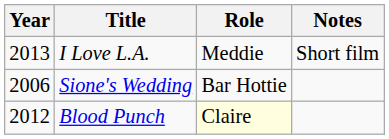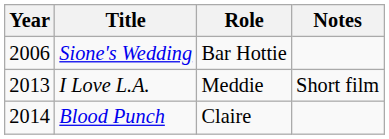rows swapped: (126, 85) <-> (104, 52)
(30, 117) 2012 -> (30, 117) 2014
(226, 117) lightyellow background -> (226, 117) no background
